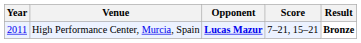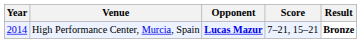(17, 30) 2011 -> (17, 30) 2014
